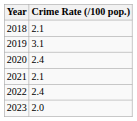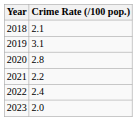(38, 60) 2.4 -> (38, 60) 2.8
(38, 76) 2.1 -> (38, 76) 2.2
